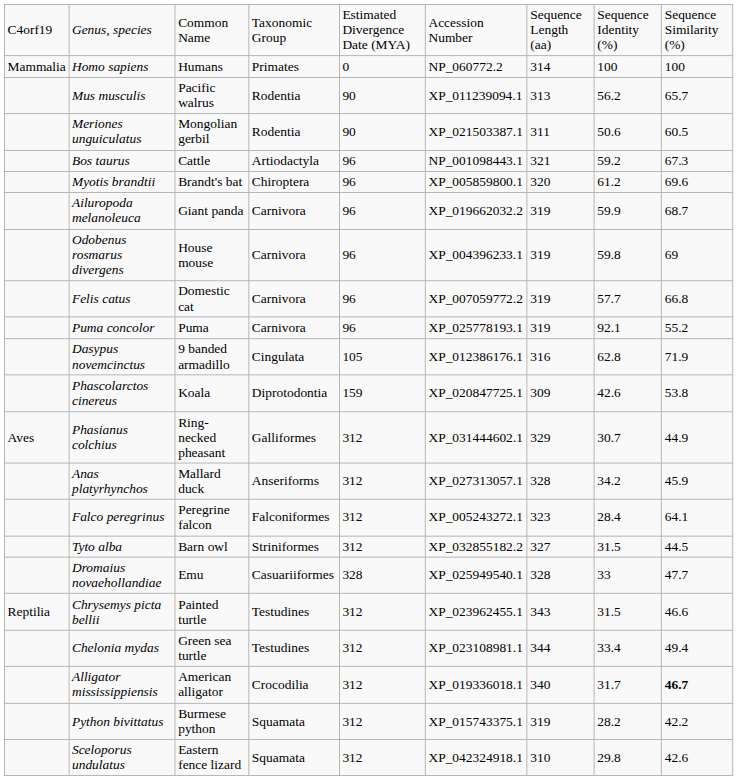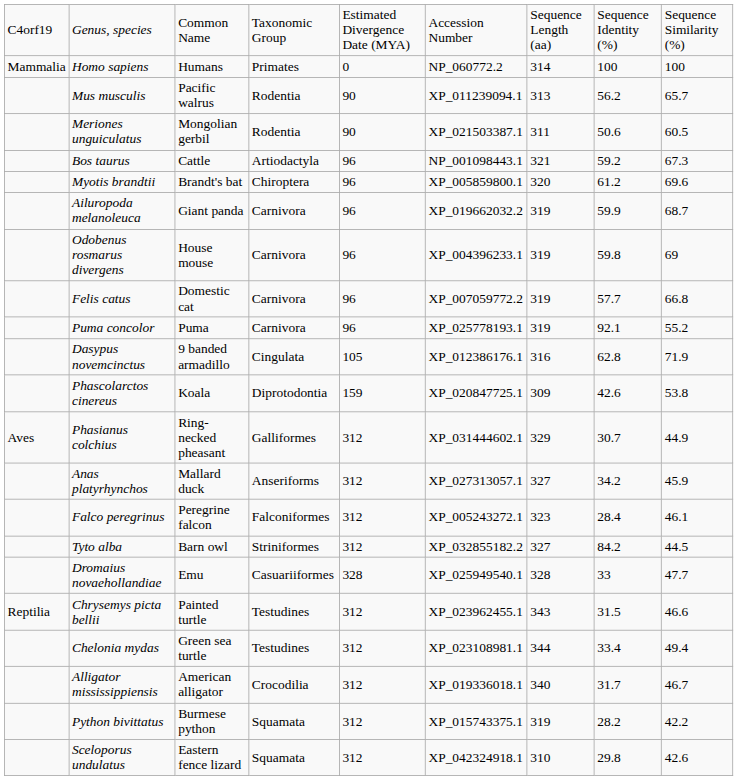(540, 481) 328 -> (540, 481) 327
(676, 517) 64.1 -> (676, 517) 46.1
(609, 546) 31.5 -> (609, 546) 84.2
(676, 684) bold -> (676, 684) normal
